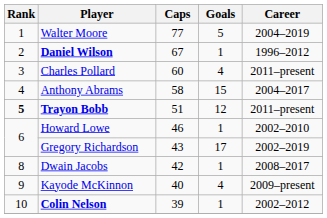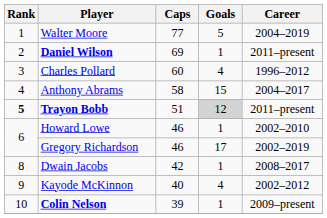(177, 52) 67 -> (177, 52) 69
(282, 52) 1996–2012 -> (282, 52) 2011–present
(282, 71) 2011–present -> (282, 71) 1996–2012
(221, 109) no background -> (221, 109) lightgrey background
(177, 147) 43 -> (177, 147) 46
(282, 185) 2009–present -> (282, 185) 2002–2012
(282, 204) 2002–2012 -> (282, 204) 2009–present
